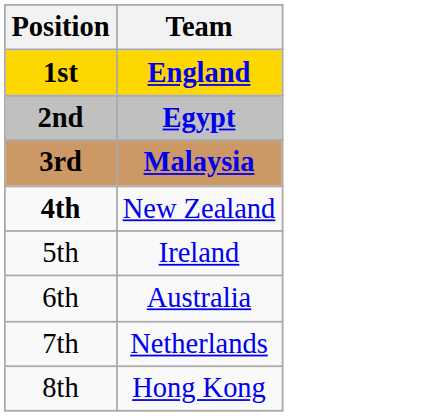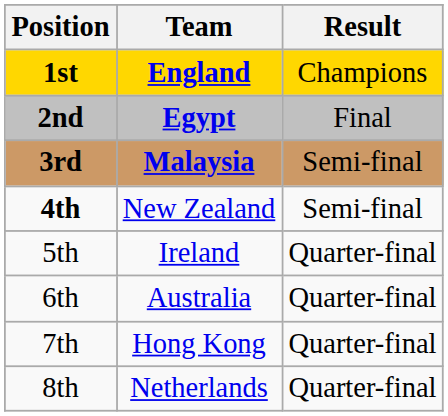+ column: (362, 27)
(199, 343) Netherlands -> (199, 343) Hong Kong
(199, 388) Hong Kong -> (199, 388) Netherlands
